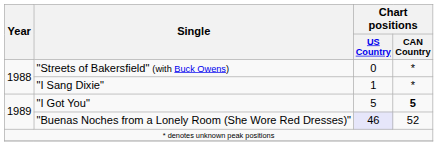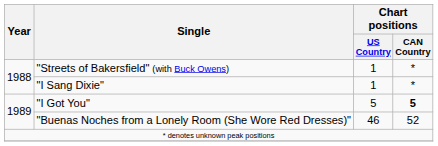(373, 68) 0 -> (373, 68) 1
(373, 120) lavender background -> (373, 120) no background
